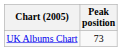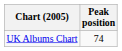(99, 38) 73 -> (99, 38) 74
